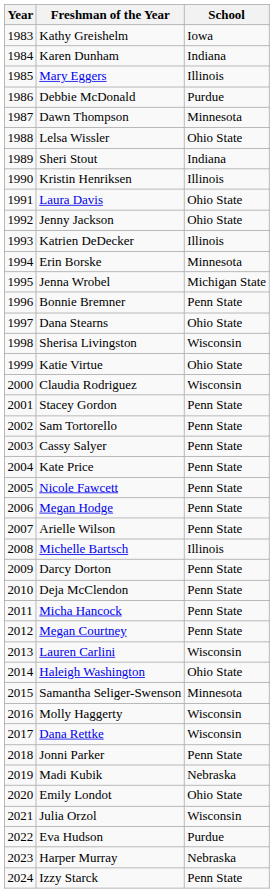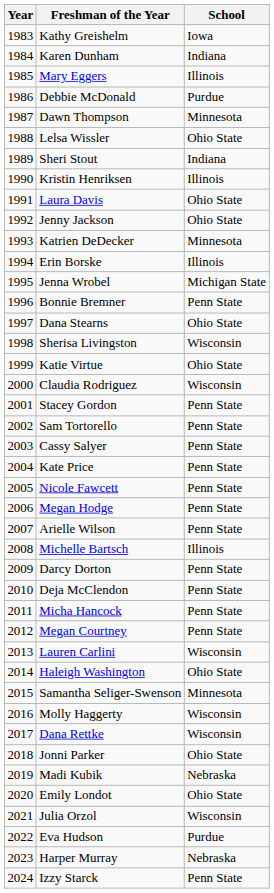(206, 240) Illinois -> (215, 240) Minnesota
(215, 261) Minnesota -> (206, 261) Illinois
(215, 754) Penn State -> (215, 754) Ohio State
